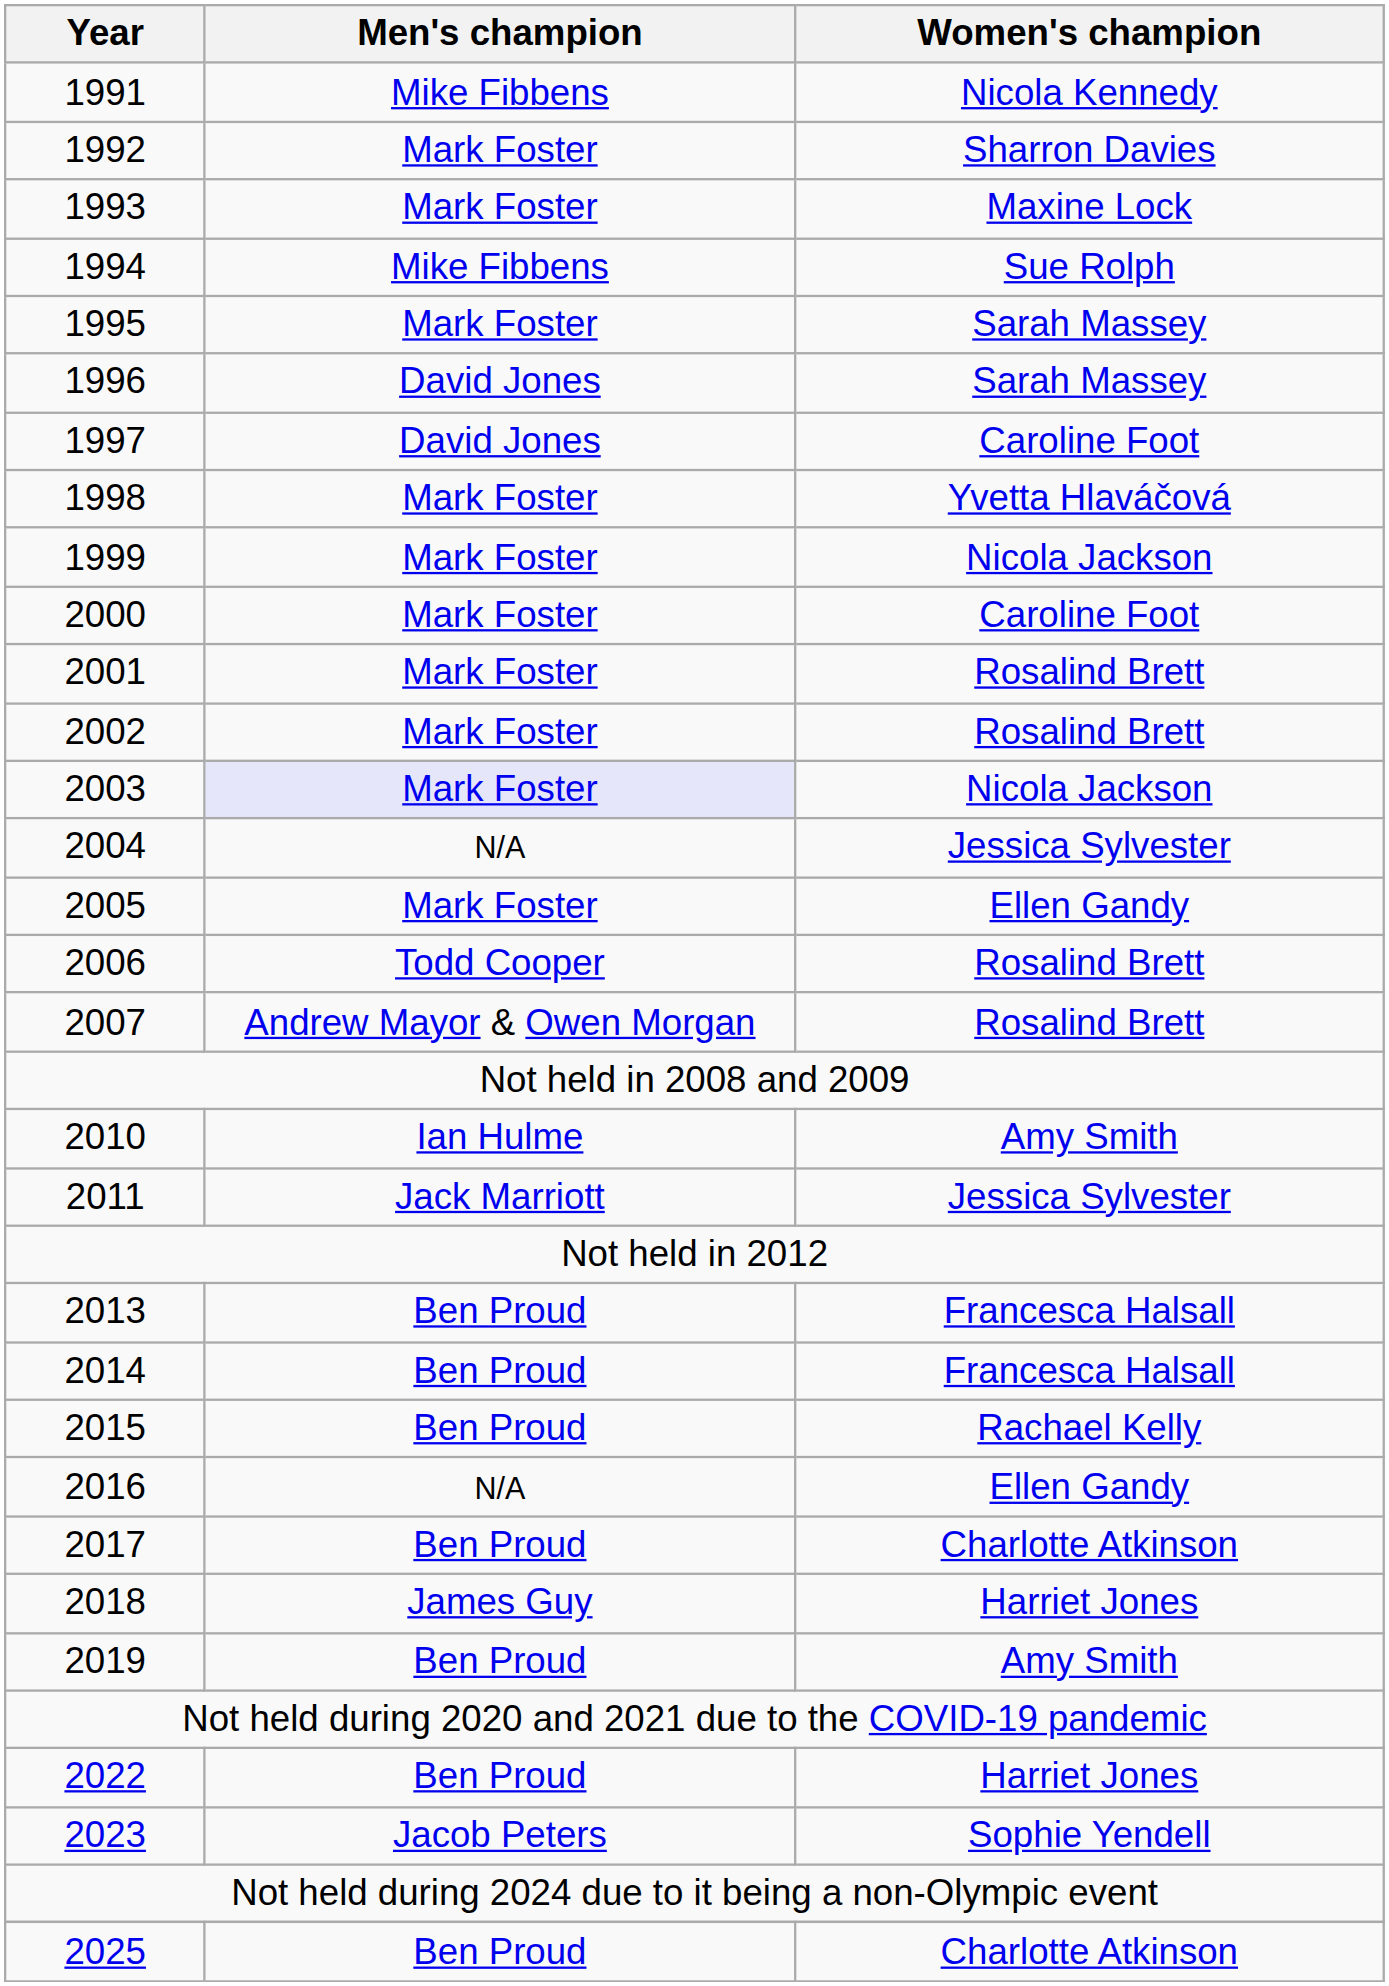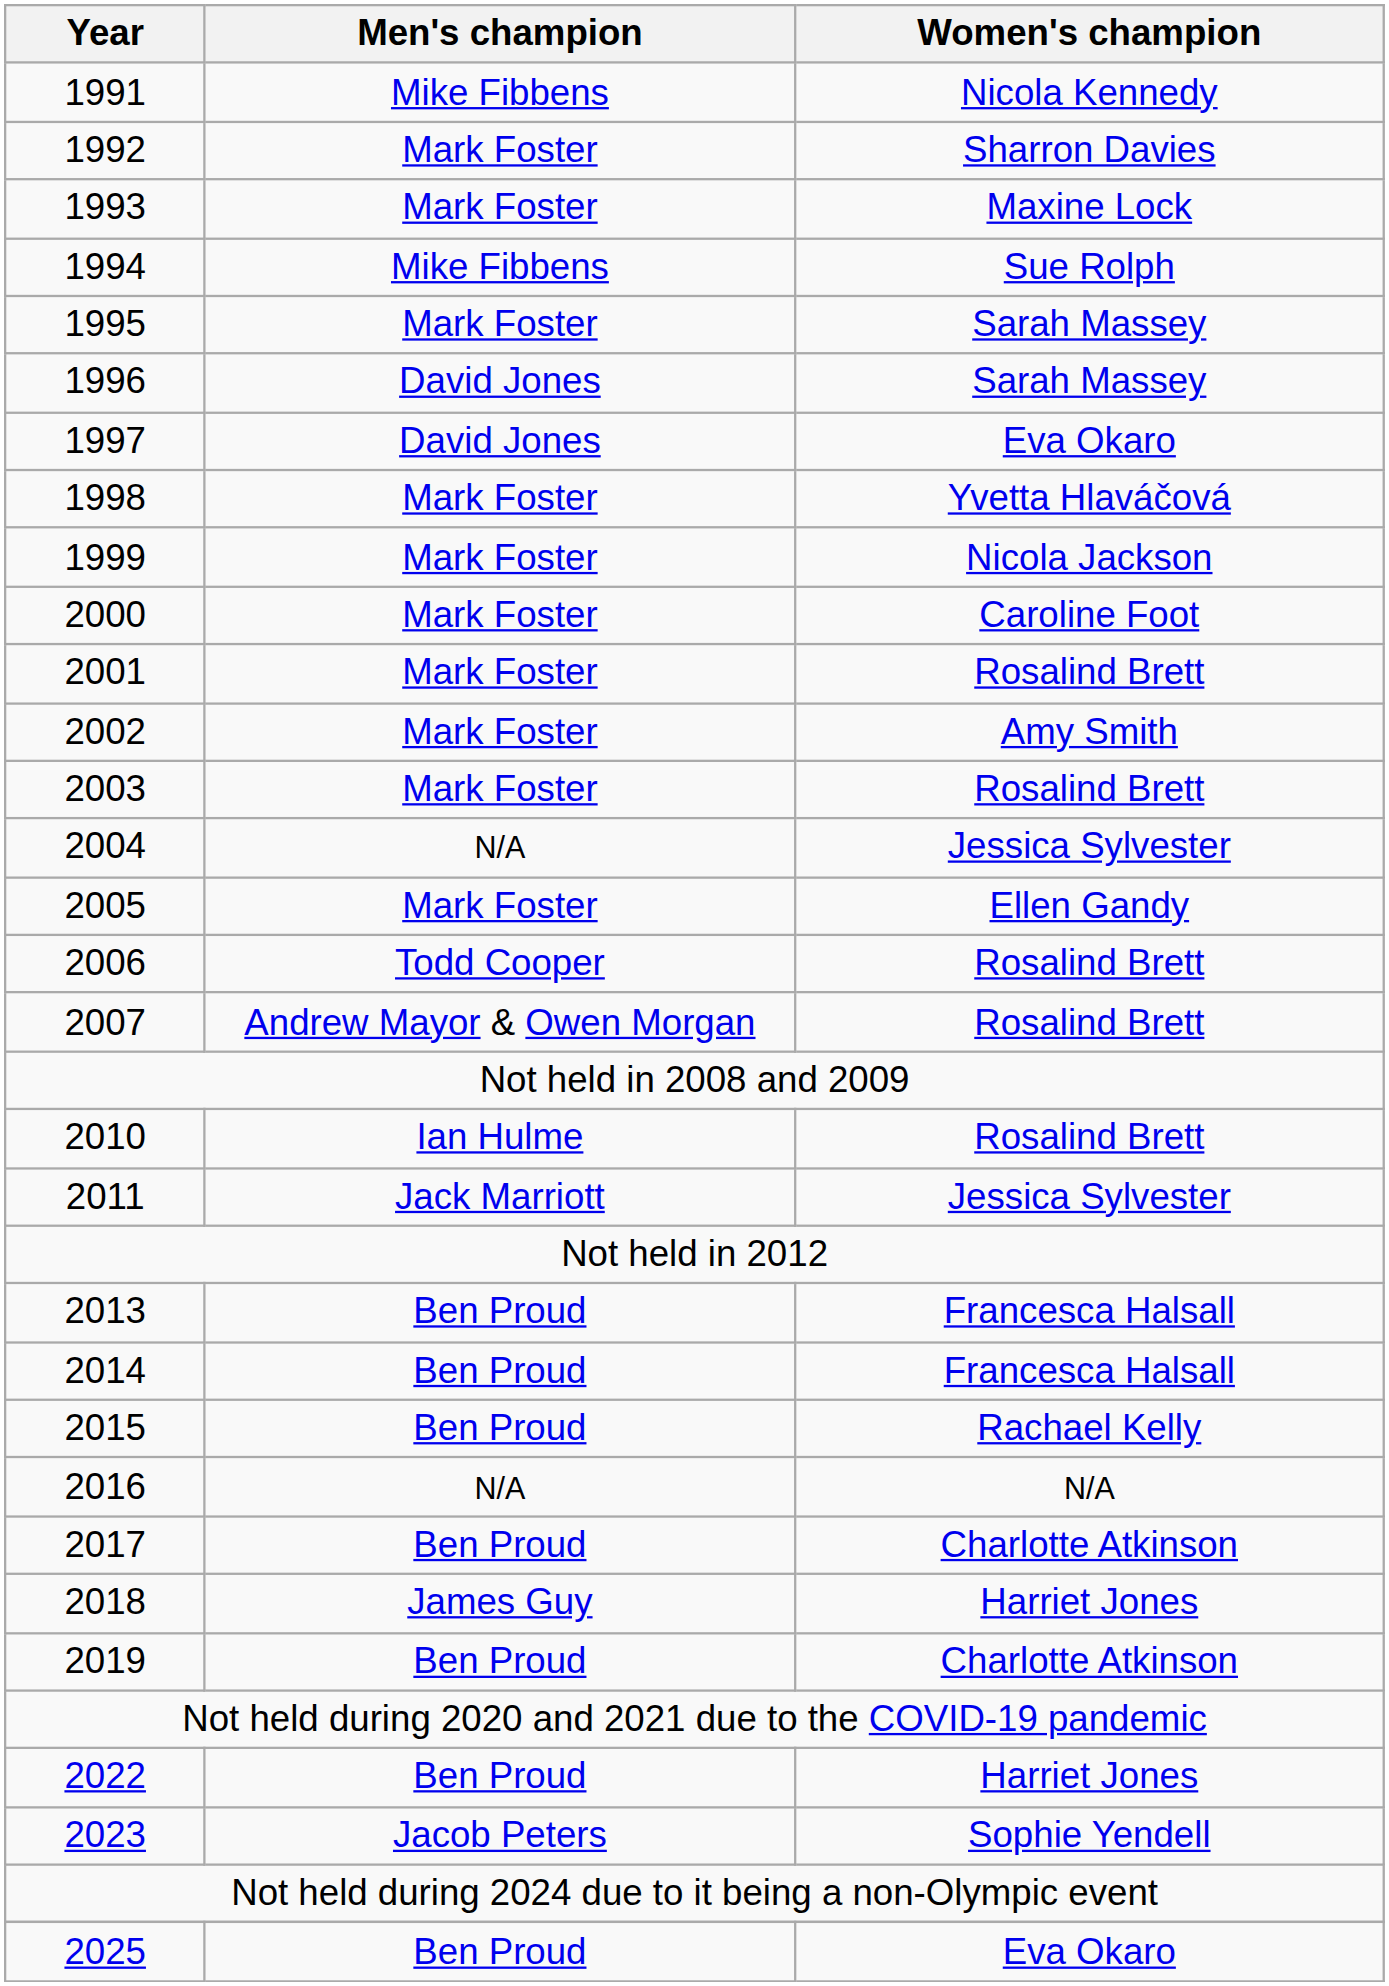(1089, 440) Caroline Foot -> (1089, 440) Eva Okaro
(1089, 730) Rosalind Brett -> (1089, 730) Amy Smith
(500, 788) lavender background -> (500, 788) no background
(1089, 788) Nicola Jackson -> (1089, 788) Rosalind Brett
(1089, 1137) Amy Smith -> (1089, 1137) Rosalind Brett
(1089, 1486) Ellen Gandy -> (1089, 1488) N/A
(1089, 1660) Amy Smith -> (1089, 1660) Charlotte Atkinson
(1089, 1951) Charlotte Atkinson -> (1089, 1951) Eva Okaro
